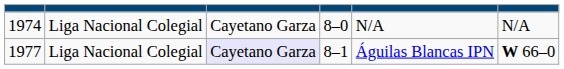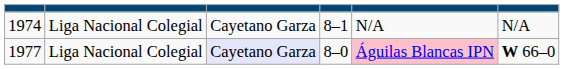(336, 25) 8–0 -> (336, 25) 8–1
(336, 51) 8–1 -> (336, 51) 8–0
(425, 51) no background -> (425, 51) pink background
